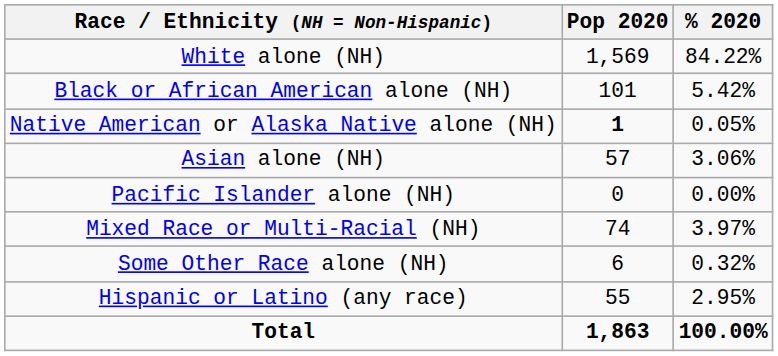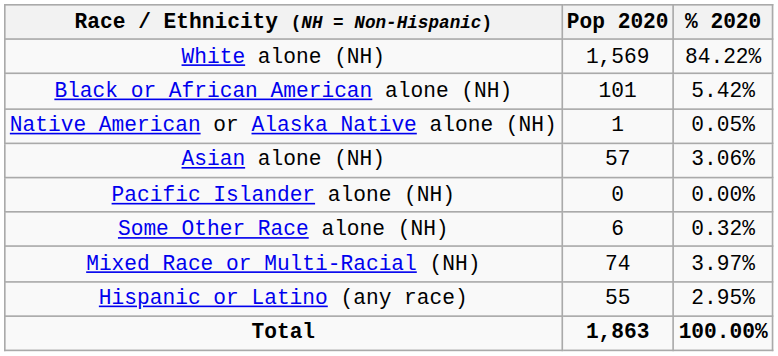(618, 126) bold -> (618, 126) normal
rows swapped: (283, 264) <-> (283, 229)
